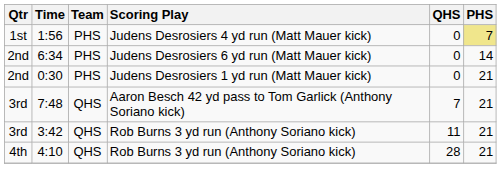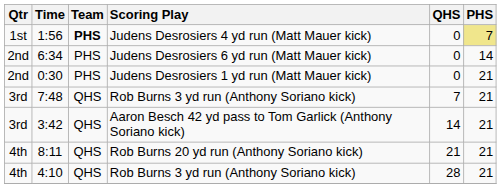(87, 35) normal -> (87, 35) bold
(251, 104) Aaron Besch 42 yd pass to Tom Garlick (Anthony Soriano kick) -> (233, 96) Rob Burns 3 yd run (Anthony Soriano kick)
(233, 132) Rob Burns 3 yd run (Anthony Soriano kick) -> (251, 124) Aaron Besch 42 yd pass to Tom Garlick (Anthony Soriano kick)
(454, 132) 11 -> (453, 124) 14
+ row: (50, 152)
